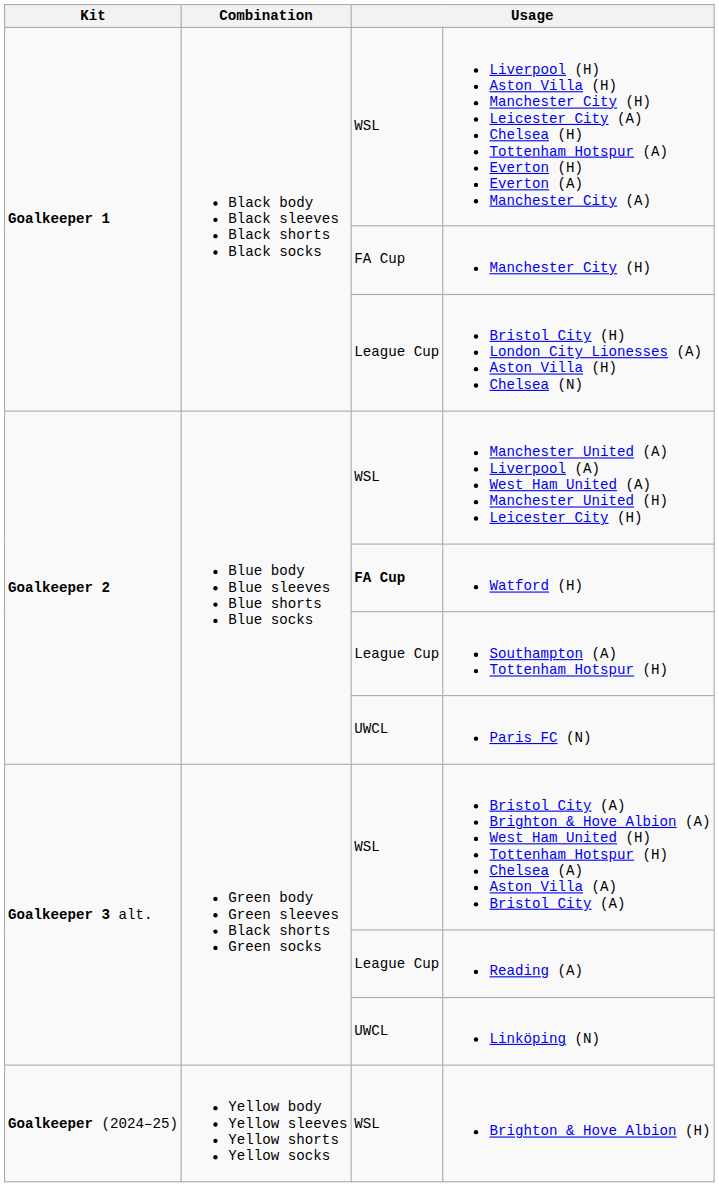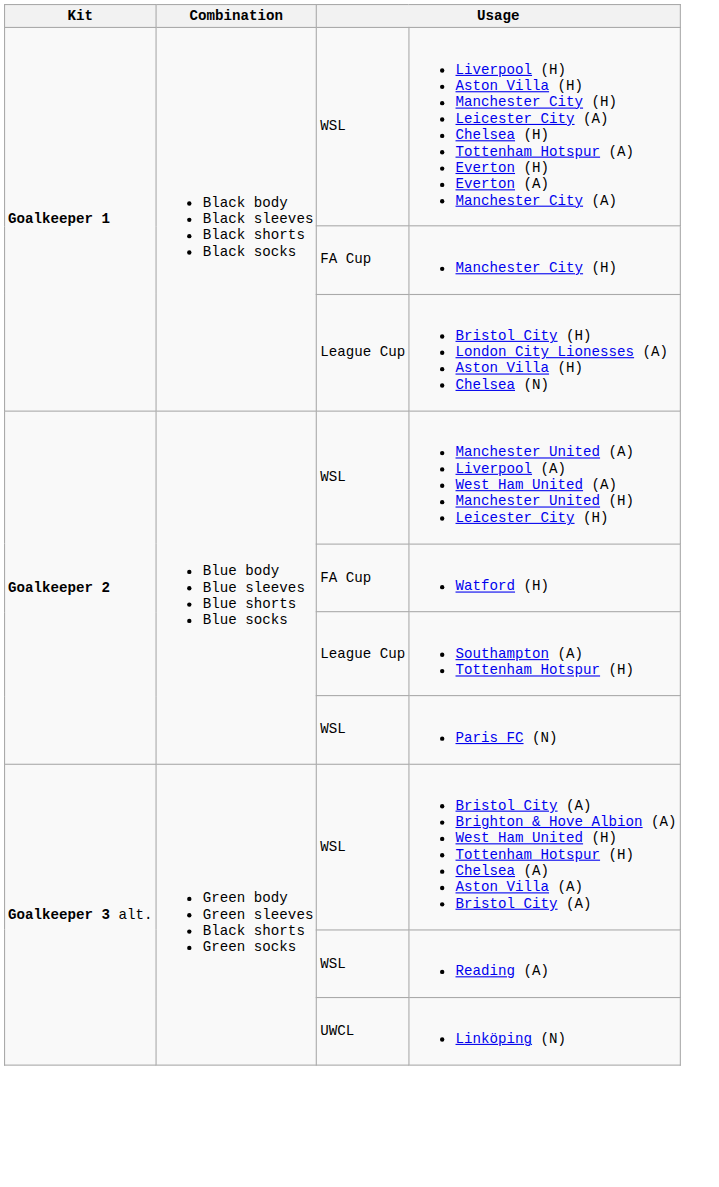(380, 578) bold -> (346, 578) normal
(371, 730) UWCL -> (333, 730) WSL
(397, 964) League Cup -> (333, 964) WSL
- row: (578, 1132)
